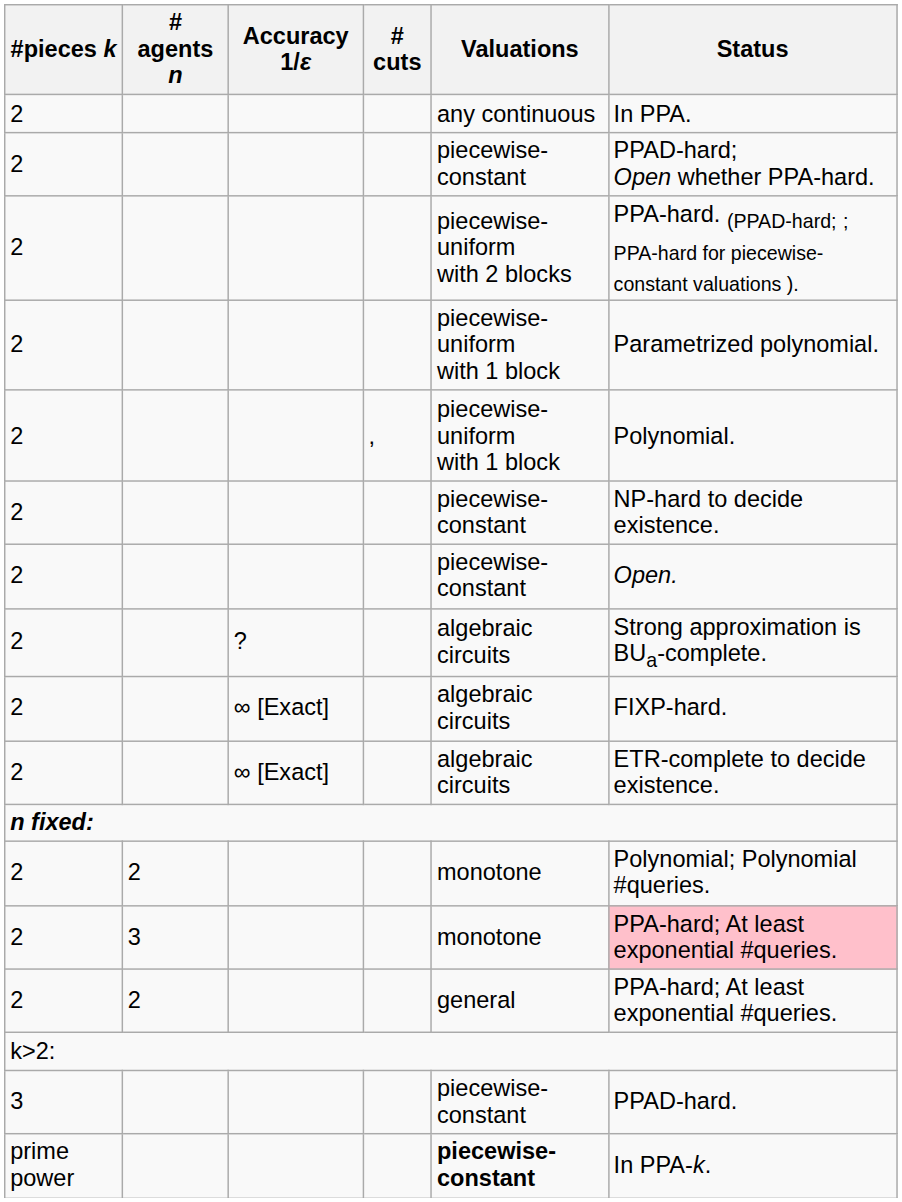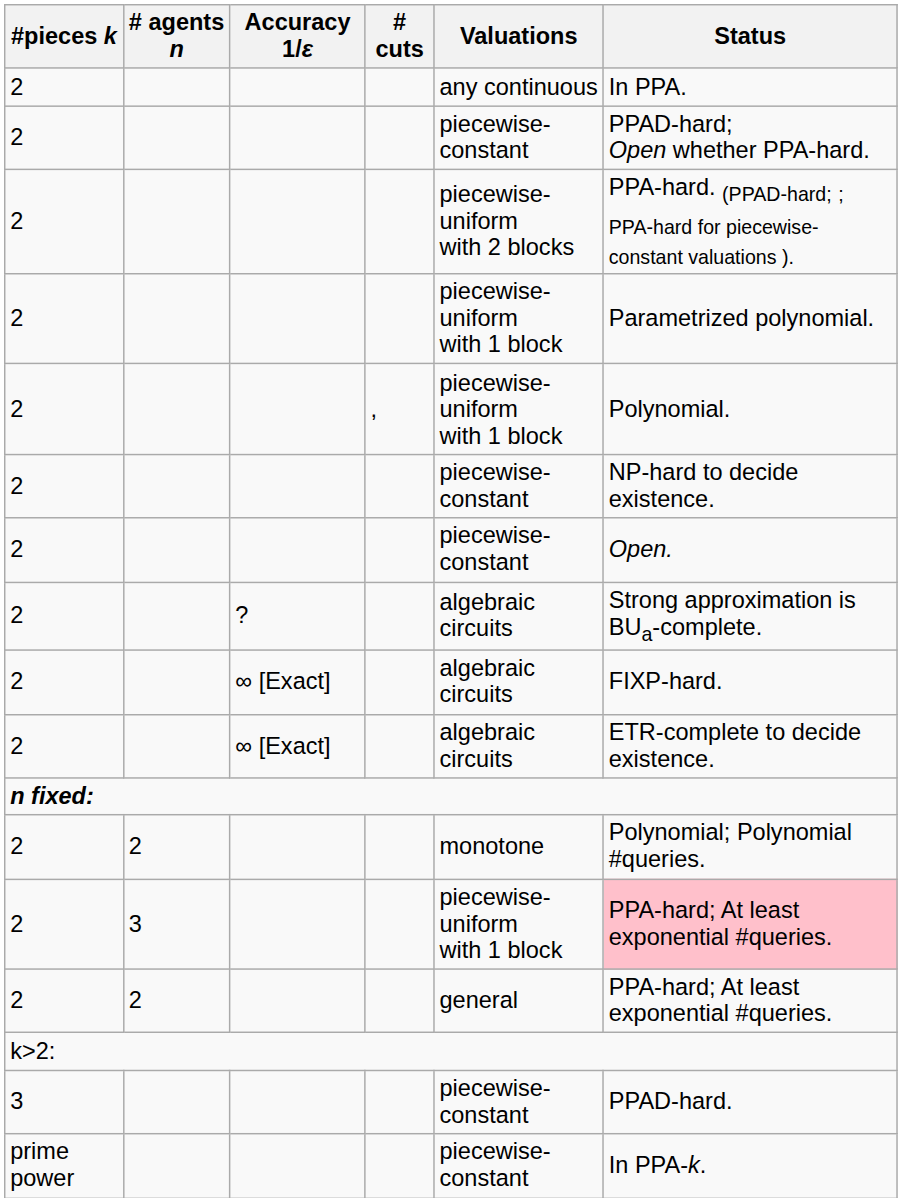(489, 936) monotone -> (501, 923) piecewise-uniform with 1 block
(496, 1165) bold -> (495, 1165) normal
